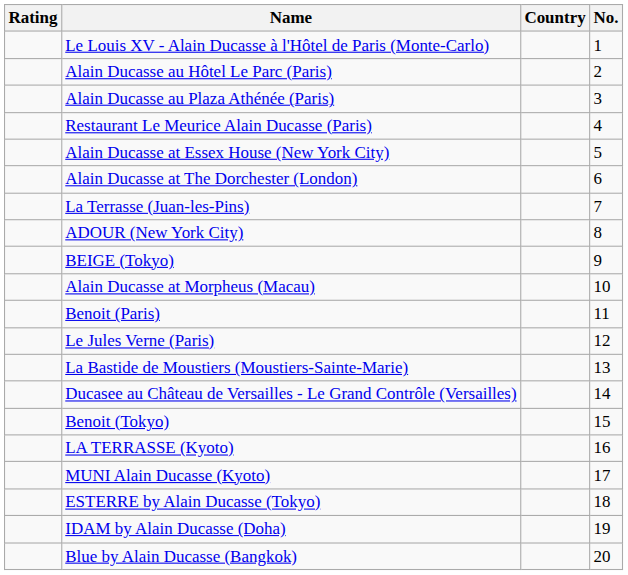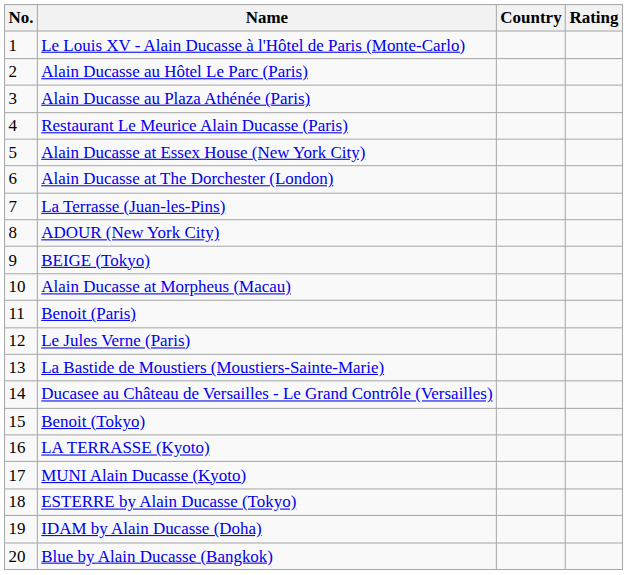columns swapped: (606, 17) <-> (33, 17)
